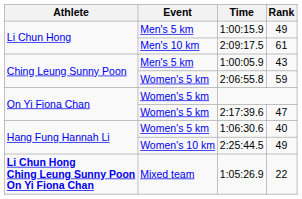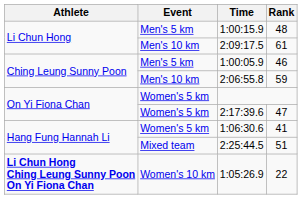(281, 30) 49 -> (281, 30) 48
(281, 63) 43 -> (281, 63) 46
(175, 79) Women's 5 km -> (170, 79) Men's 10 km
(281, 129) 40 -> (281, 129) 41
(178, 146) Women's 10 km -> (167, 146) Mixed team
(281, 146) 49 -> (281, 146) 51
(167, 174) Mixed team -> (178, 174) Women's 10 km
